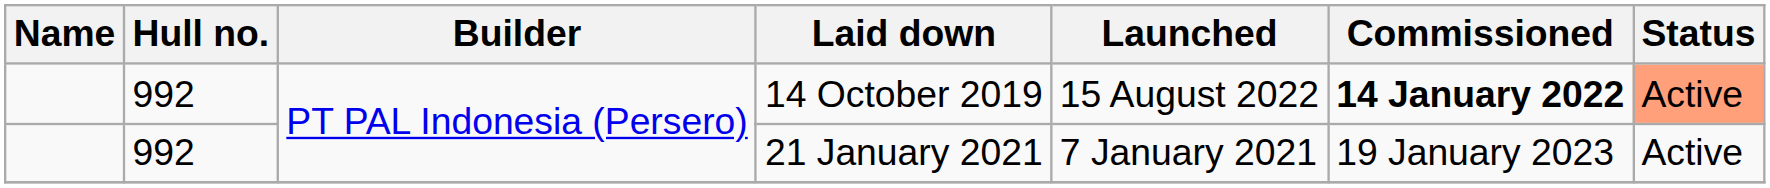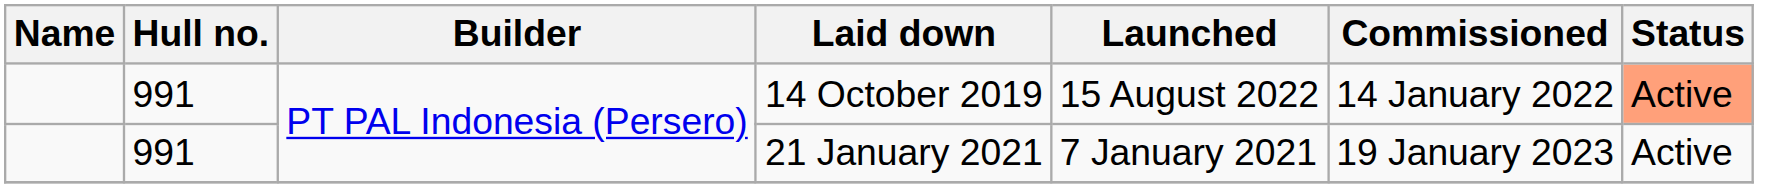(164, 93) 992 -> (164, 93) 991
(1480, 93) bold -> (1475, 93) normal
(164, 152) 992 -> (164, 152) 991
